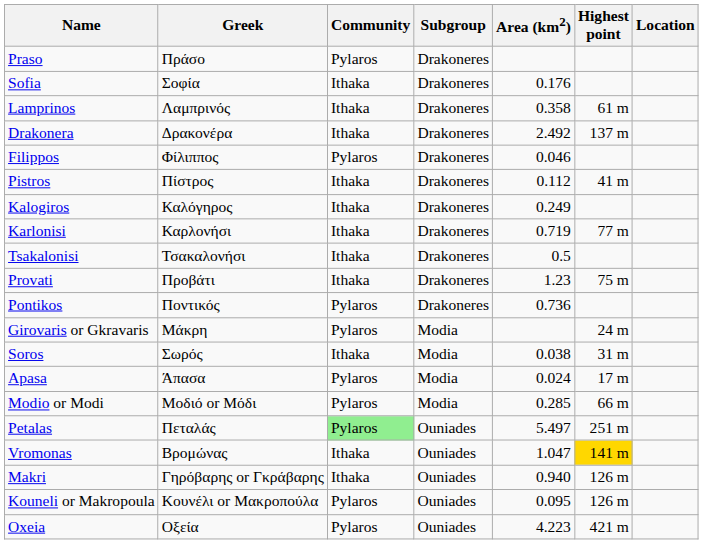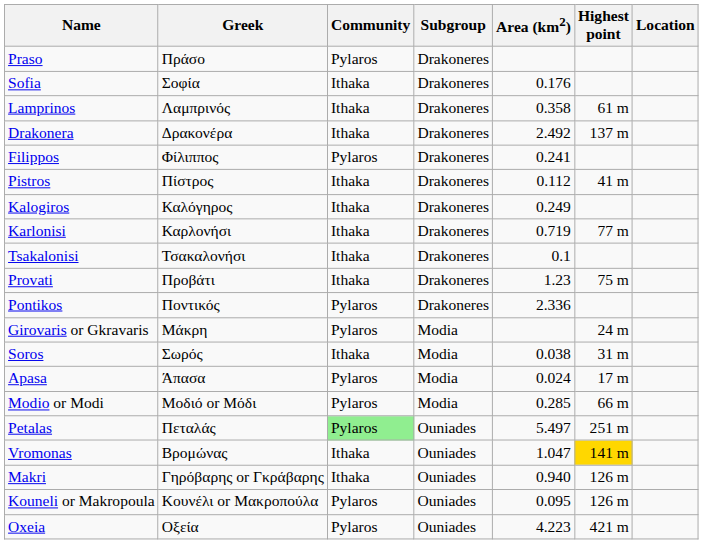(553, 157) 0.046 -> (553, 157) 0.241
(561, 255) 0.5 -> (561, 255) 0.1
(553, 305) 0.736 -> (553, 305) 2.336
